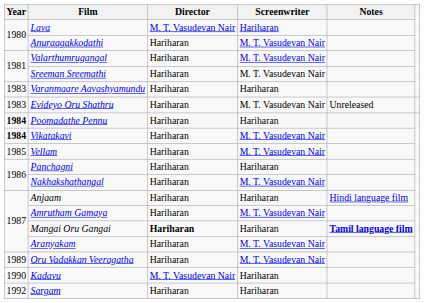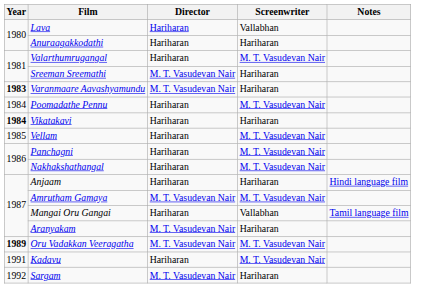(192, 27) M. T. Vasudevan Nair -> (169, 27) Hariharan
(259, 27) Hariharan -> (259, 27) Vallabhan
(282, 43) M. T. Vasudevan Nair -> (259, 43) Hariharan
(169, 74) Hariharan -> (192, 74) M. T. Vasudevan Nair
(282, 74) M. T. Vasudevan Nair -> (259, 74) Hariharan
(16, 89) normal -> (16, 89) bold
(169, 89) Hariharan -> (192, 89) M. T. Vasudevan Nair
- row: (72, 105)
(16, 120) bold -> (16, 105) normal
(259, 120) Hariharan -> (282, 105) M. T. Vasudevan Nair
(282, 136) M. T. Vasudevan Nair -> (259, 120) Hariharan
(259, 167) Hariharan -> (282, 151) M. T. Vasudevan Nair
(169, 213) Hariharan -> (192, 197) M. T. Vasudevan Nair
(172, 228) bold -> (169, 213) normal
(259, 228) Hariharan -> (259, 213) Vallabhan
(371, 228) bold -> (369, 213) normal
(169, 244) Hariharan -> (192, 228) M. T. Vasudevan Nair
(282, 244) M. T. Vasudevan Nair -> (259, 228) Hariharan
(16, 259) normal -> (16, 244) bold
(169, 259) Hariharan -> (192, 244) M. T. Vasudevan Nair
(16, 275) 1990 -> (16, 259) 1991
(192, 275) M. T. Vasudevan Nair -> (169, 259) Hariharan
(259, 275) Hariharan -> (282, 259) M. T. Vasudevan Nair
(169, 290) Hariharan -> (192, 275) M. T. Vasudevan Nair
